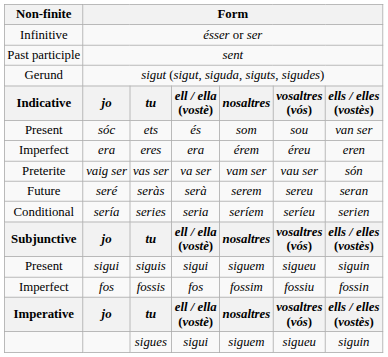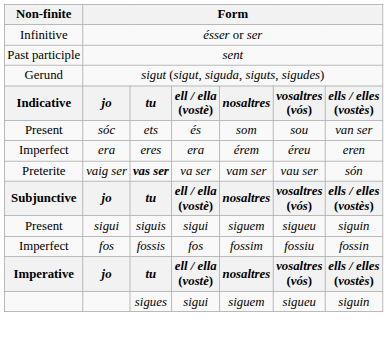(151, 171) normal -> (151, 171) bold
- row: (107, 191)
- row: (107, 211)
